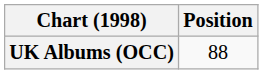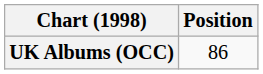(218, 52) 88 -> (218, 52) 86
